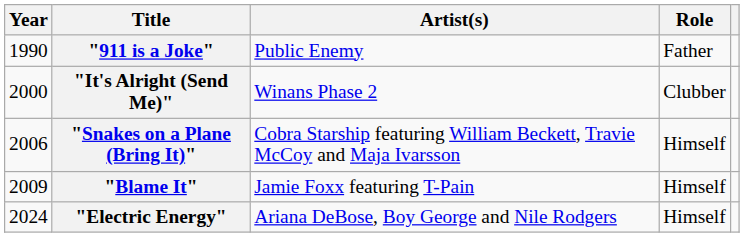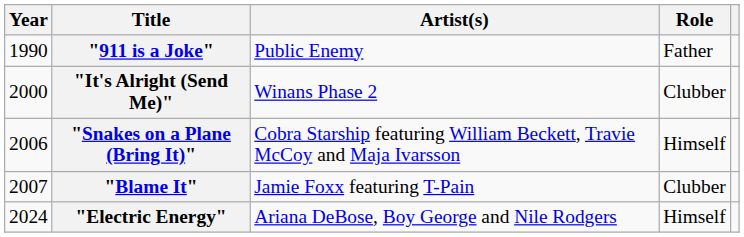(28, 186) 2009 -> (28, 186) 2007
(694, 186) Himself -> (694, 186) Clubber
